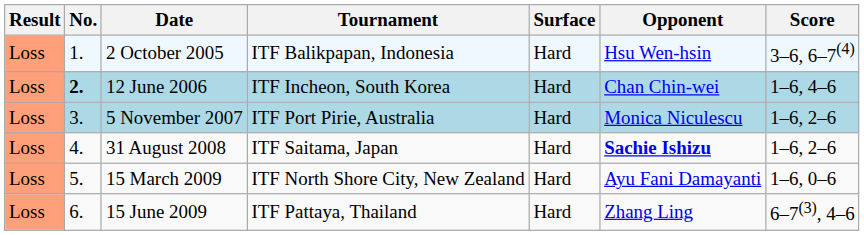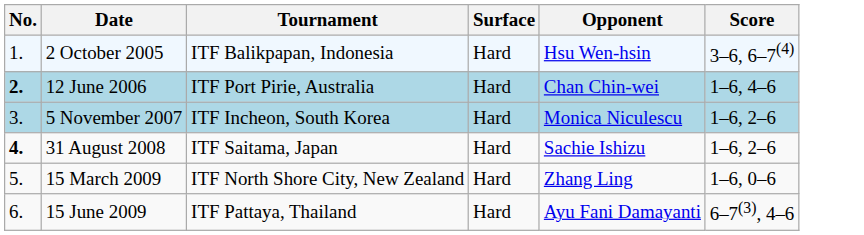- column: (35, 19)
(351, 85) ITF Incheon, South Korea -> (283, 85) ITF Port Pirie, Australia
(343, 116) ITF Port Pirie, Australia -> (290, 116) ITF Incheon, South Korea
(76, 147) normal -> (16, 147) bold
(658, 147) bold -> (595, 147) normal
(683, 178) Ayu Fani Damayanti -> (588, 178) Zhang Ling
(649, 211) Zhang Ling -> (622, 211) Ayu Fani Damayanti
